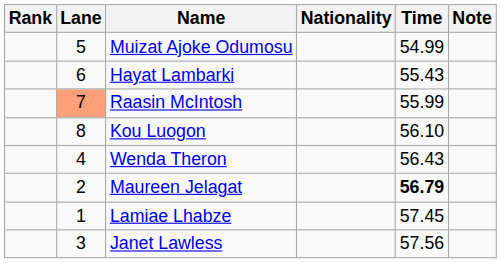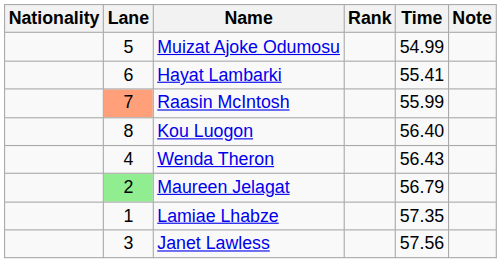columns swapped: (30, 18) <-> (346, 18)
(422, 74) 55.43 -> (422, 74) 55.41
(422, 131) 56.10 -> (422, 131) 56.40
(81, 187) no background -> (128, 187) lightgreen background
(422, 187) bold -> (422, 187) normal
(422, 215) 57.45 -> (422, 215) 57.35
